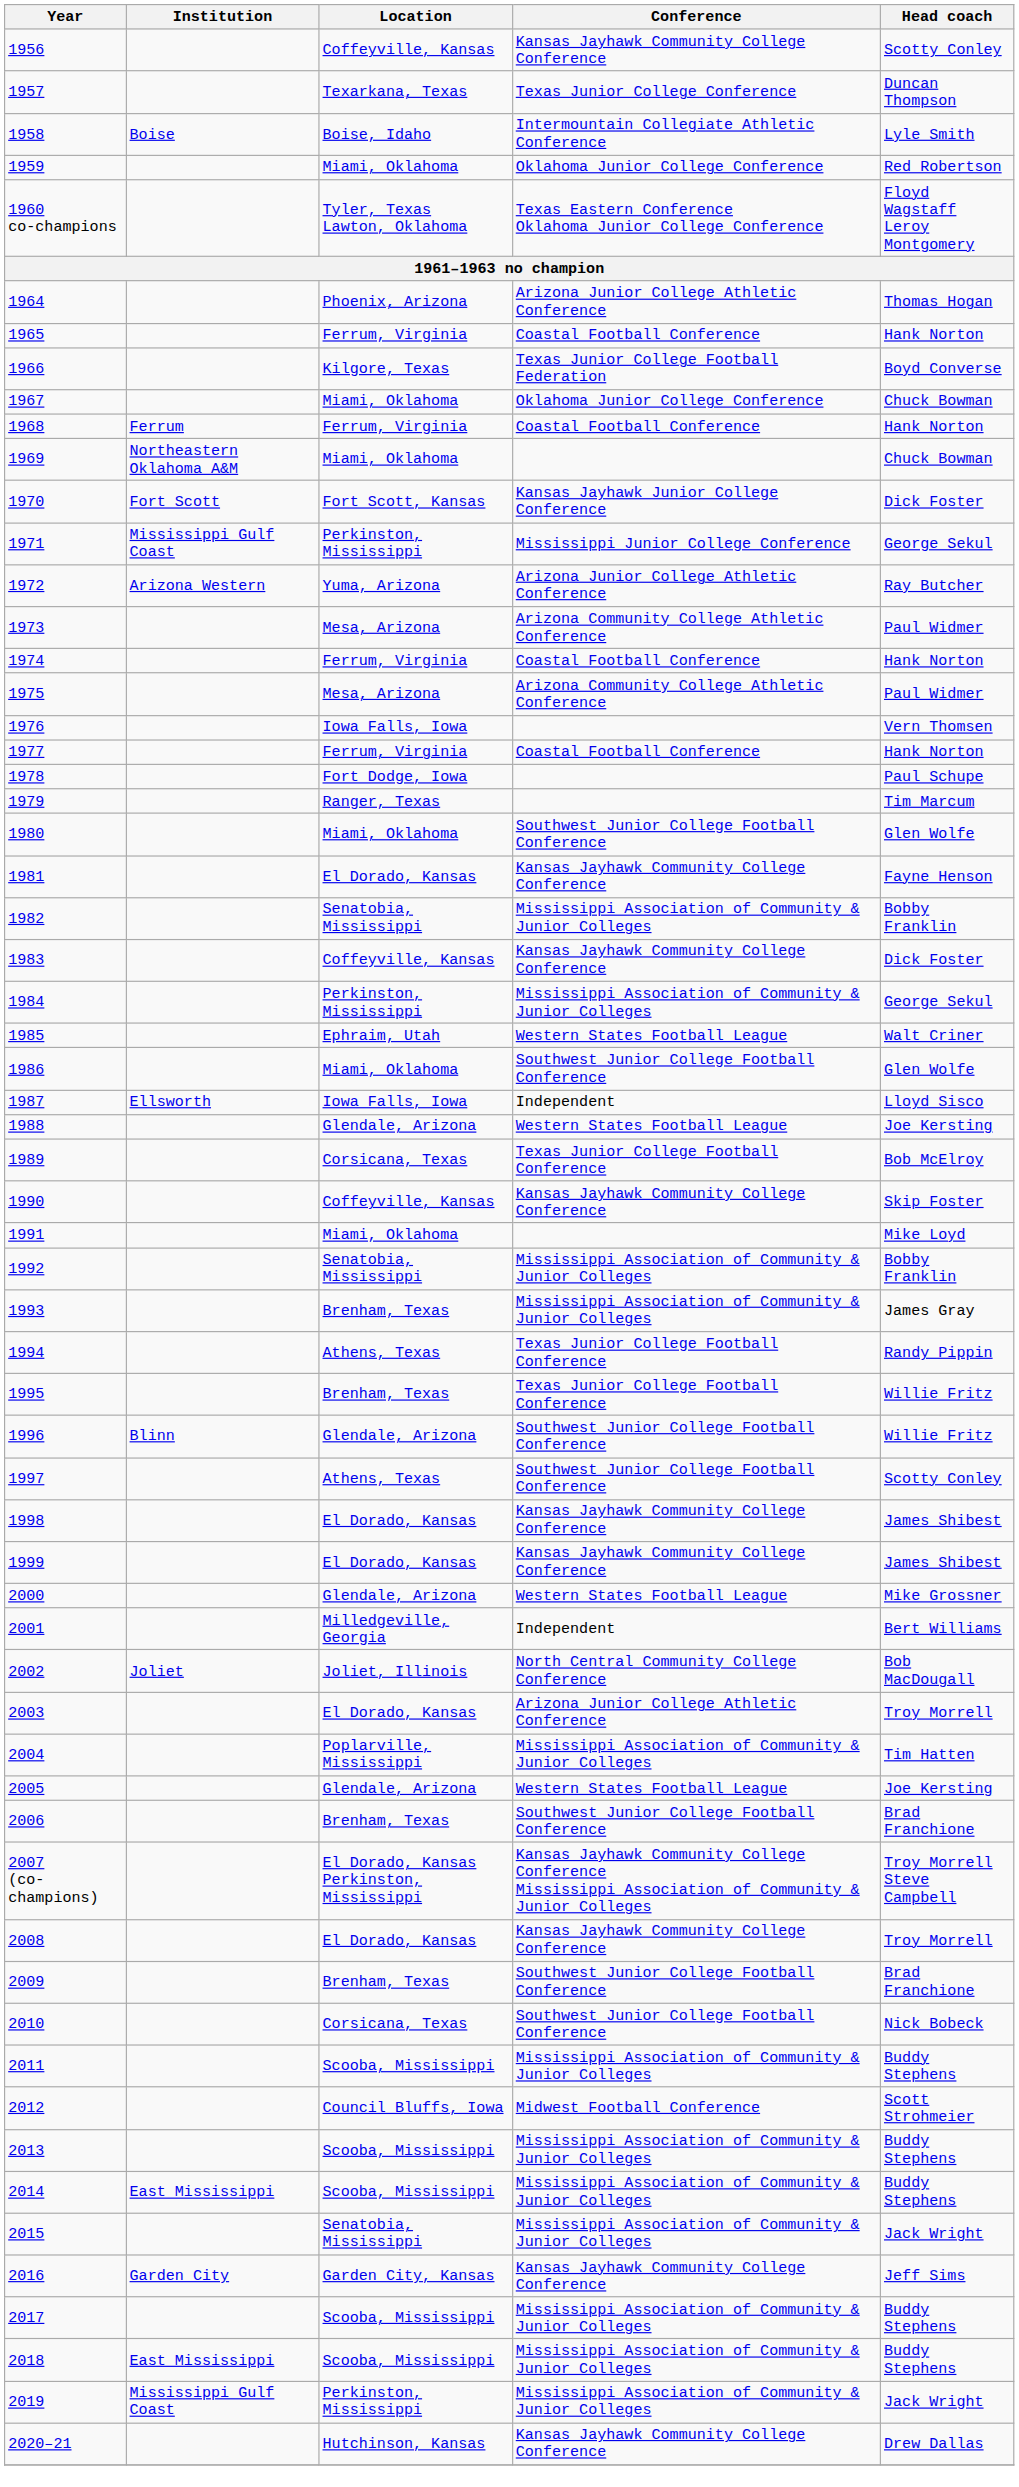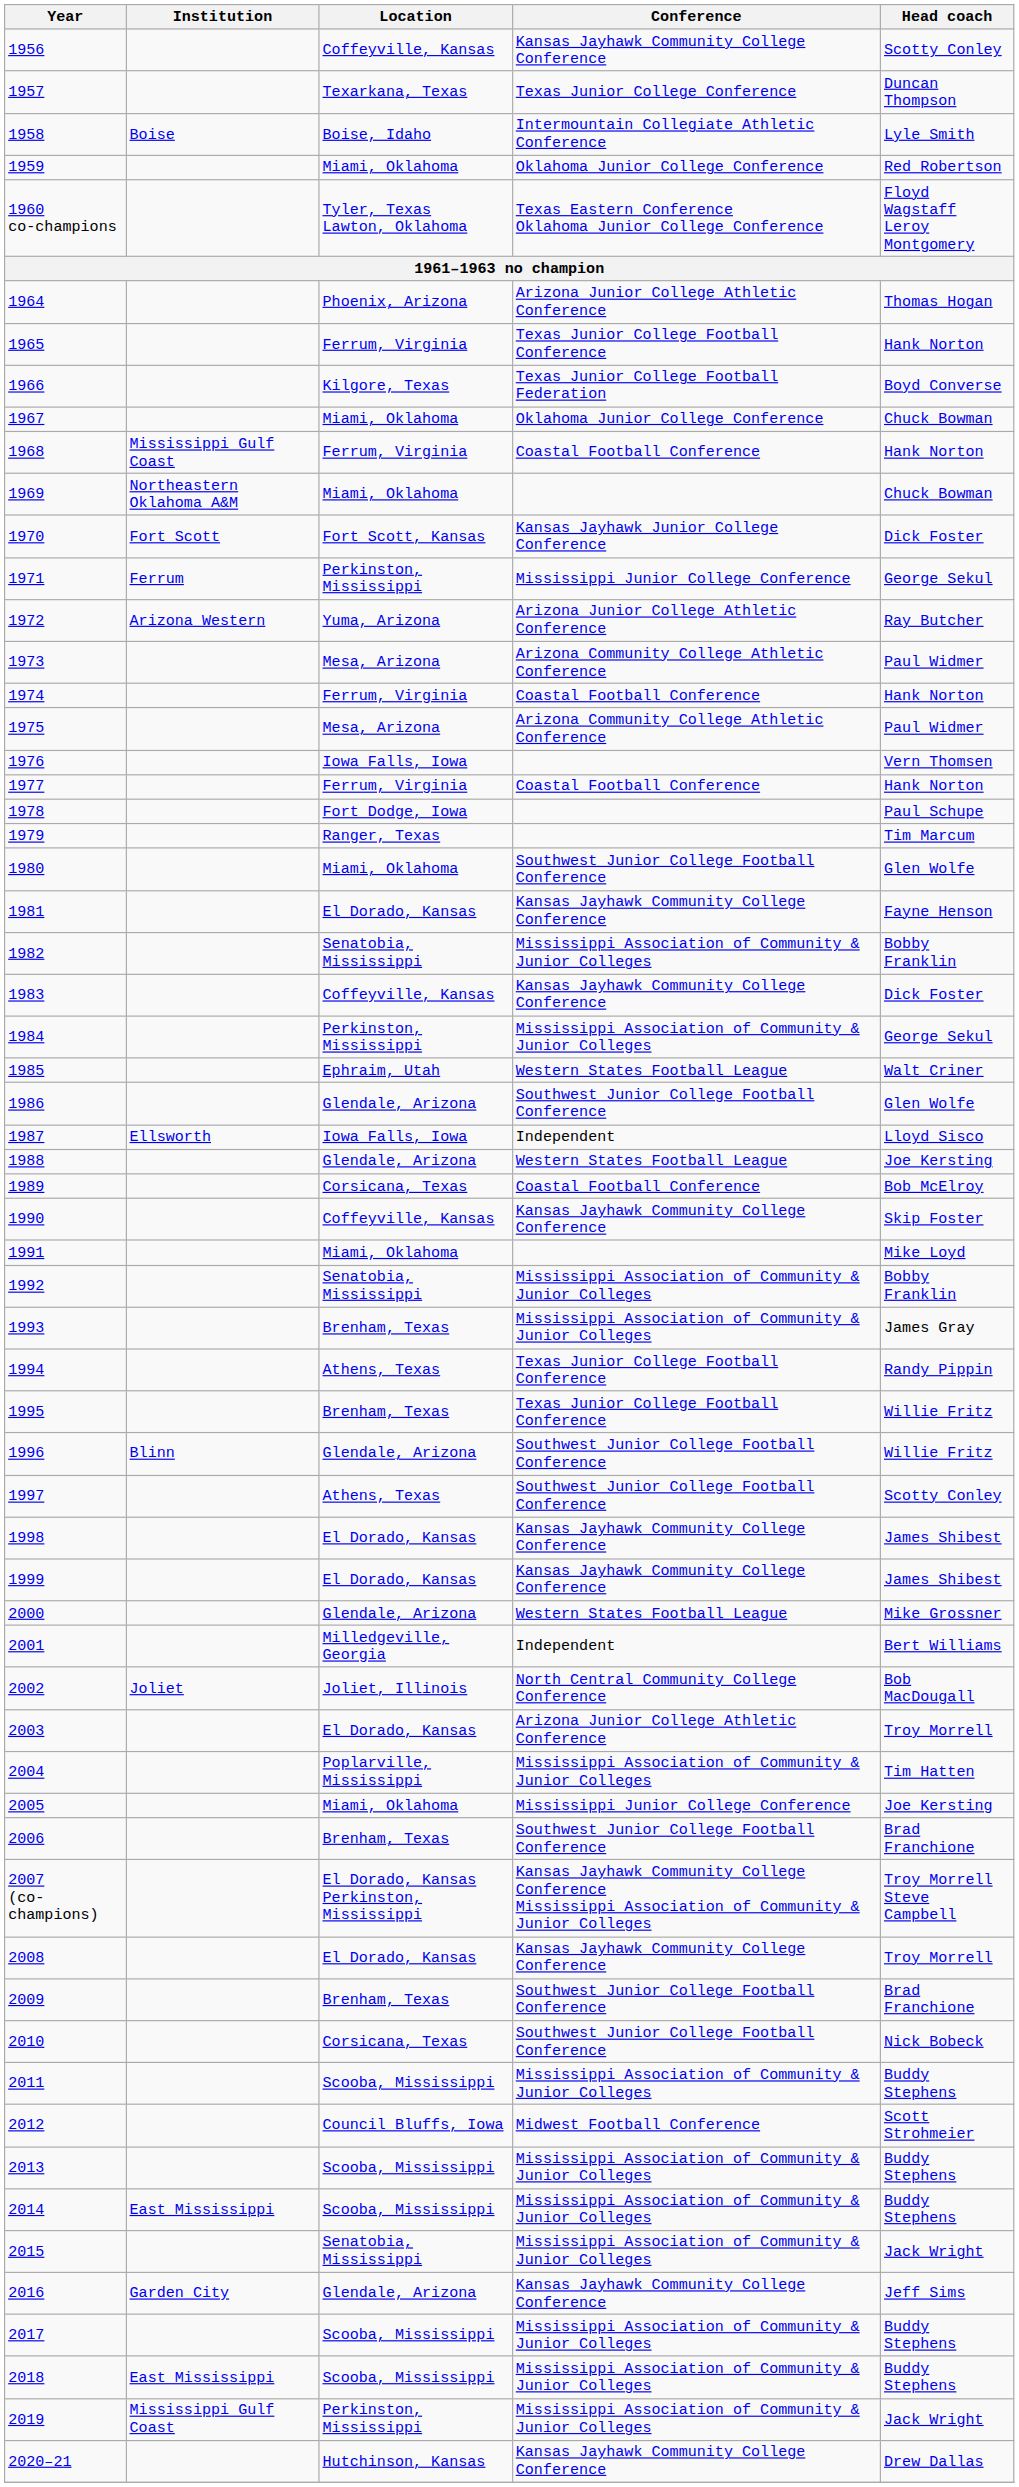(638, 335) Coastal Football Conference -> (647, 344) Texas Junior College Football Conference
(157, 426) Ferrum -> (202, 453) Mississippi Gulf Coast
(202, 544) Mississippi Gulf Coast -> (157, 578) Ferrum
(390, 1069) Miami, Oklahoma -> (399, 1104) Glendale, Arizona
(647, 1160) Texas Junior College Football Conference -> (638, 1186) Coastal Football Conference
(399, 1788) Glendale, Arizona -> (390, 1806) Miami, Oklahoma
(652, 1788) Western States Football League -> (683, 1806) Mississippi Junior College Conference
(409, 2276) Garden City, Kansas -> (399, 2293) Glendale, Arizona
